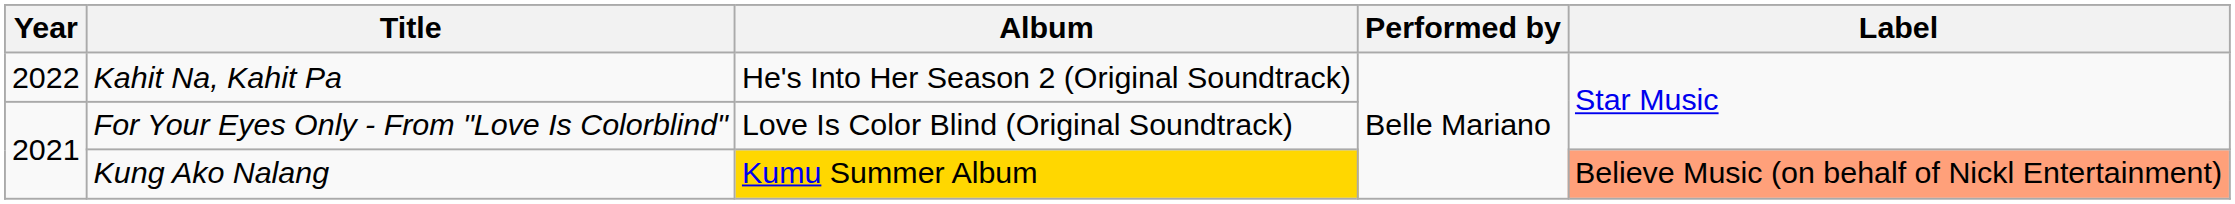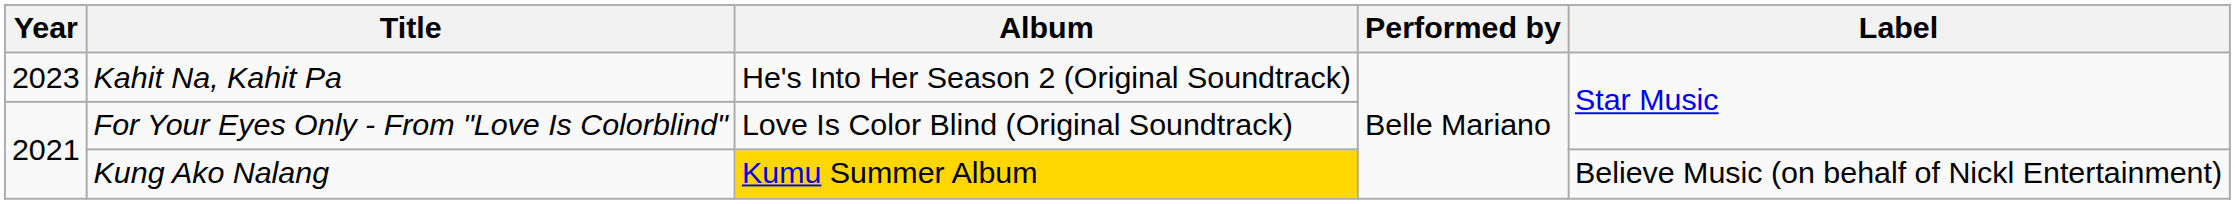(46, 76) 2022 -> (46, 76) 2023
(1899, 173) lightsalmon background -> (1899, 173) no background
